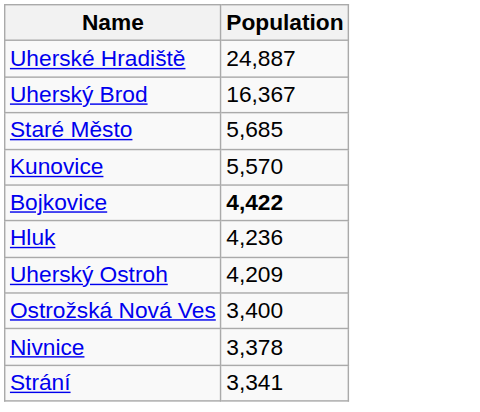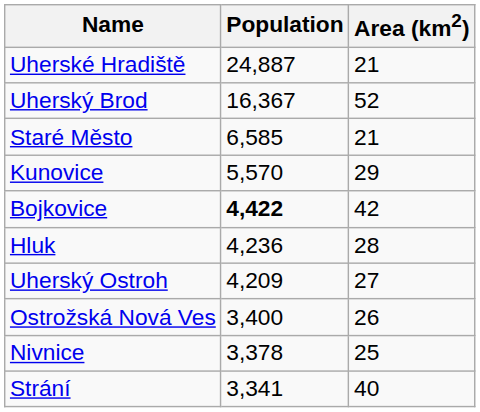+ column: (412, 25)
(255, 130) 5,685 -> (255, 136) 6,585
